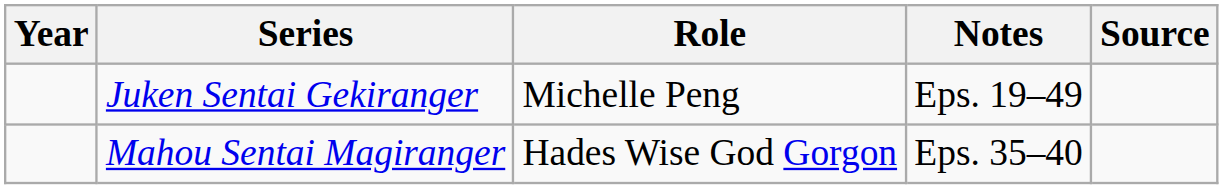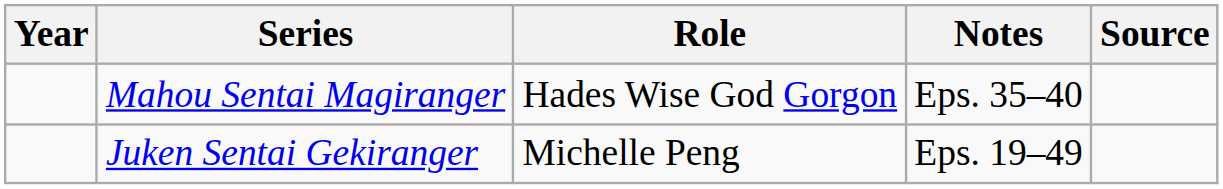rows swapped: (306, 152) <-> (292, 93)
